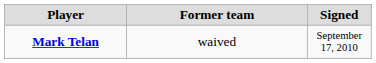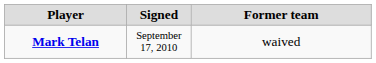columns swapped: (339, 15) <-> (217, 15)
